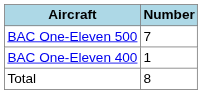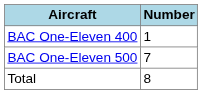rows swapped: (72, 36) <-> (72, 57)
